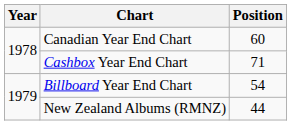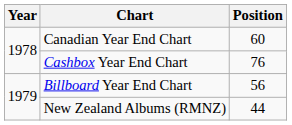(258, 62) 71 -> (258, 62) 76
(258, 85) 54 -> (258, 85) 56
